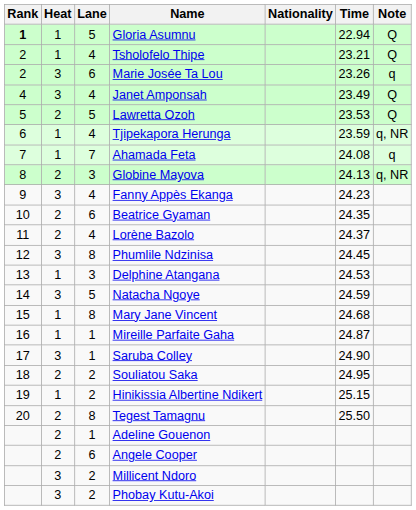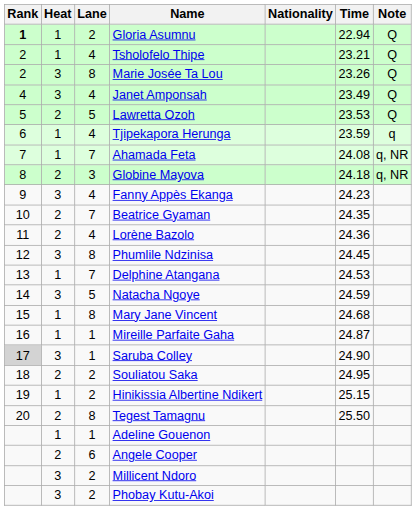(92, 34) 5 -> (92, 34) 2
(92, 74) 6 -> (92, 74) 8
(392, 74) q -> (392, 74) Q
(392, 134) q, NR -> (392, 134) q
(392, 154) q -> (392, 154) q, NR
(354, 174) 24.13 -> (354, 174) 24.18
(92, 214) 6 -> (92, 214) 7
(354, 235) 24.37 -> (354, 235) 24.36
(92, 275) 3 -> (92, 275) 7
(23, 355) no background -> (23, 355) lightgrey background
(58, 435) 2 -> (58, 435) 1
